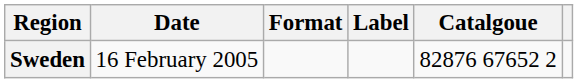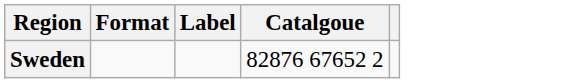- column: (177, 22)
